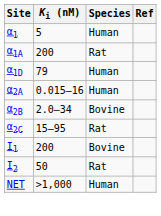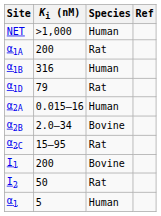rows swapped: (12, 33) <-> (16, 184)
+ row: (15, 68)
(104, 71) Human -> (98, 87) Rat
